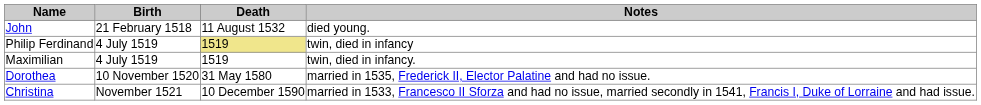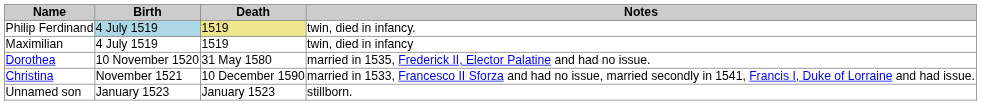- row: (19, 28)
(127, 44) no background -> (127, 28) lightblue background
(360, 44) twin, died in infancy -> (361, 28) twin, died in infancy.
(361, 60) twin, died in infancy. -> (360, 44) twin, died in infancy
+ row: (43, 92)
